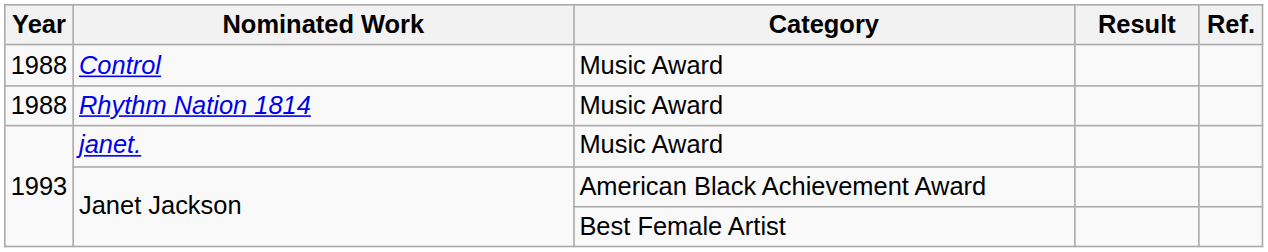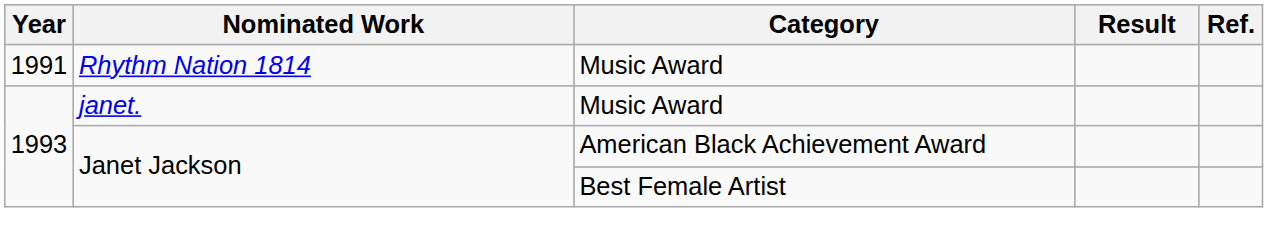- row: (120, 65)
(39, 105) 1988 -> (39, 65) 1991
